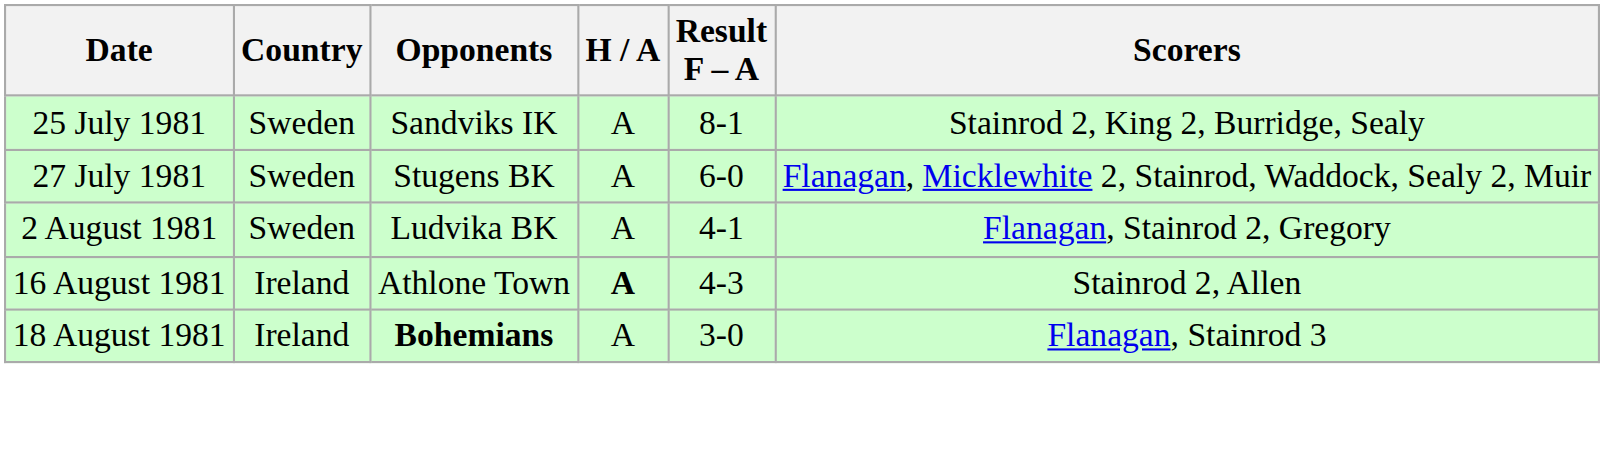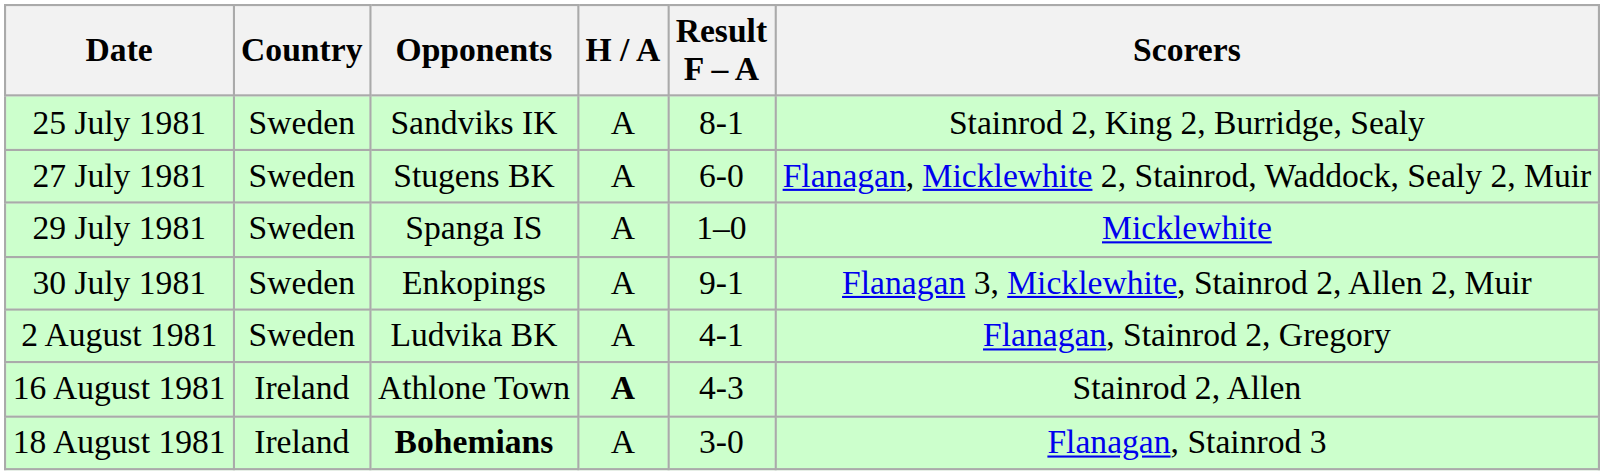+ row: (119, 228)
+ row: (119, 282)
